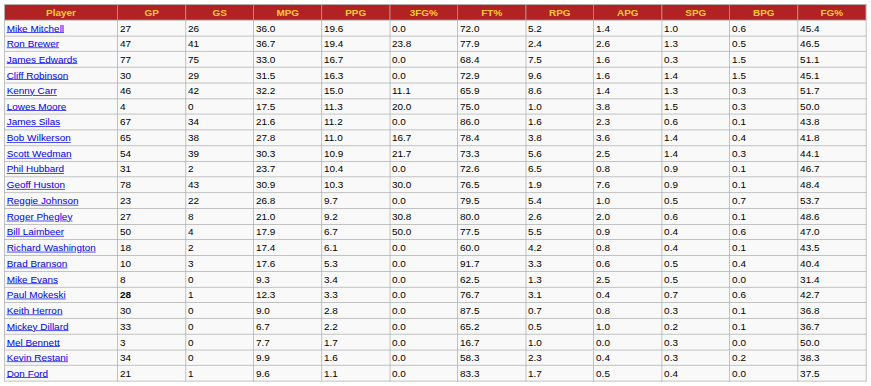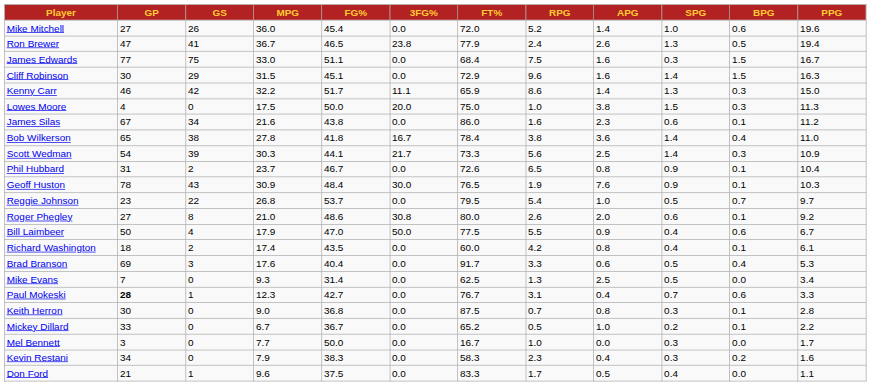columns swapped: (832, 13) <-> (356, 13)
(126, 264) 10 -> (126, 264) 69
(123, 279) 8 -> (123, 279) 7
(263, 358) 9.9 -> (263, 358) 7.9
